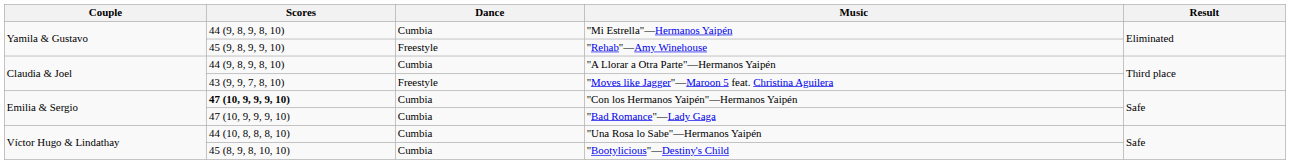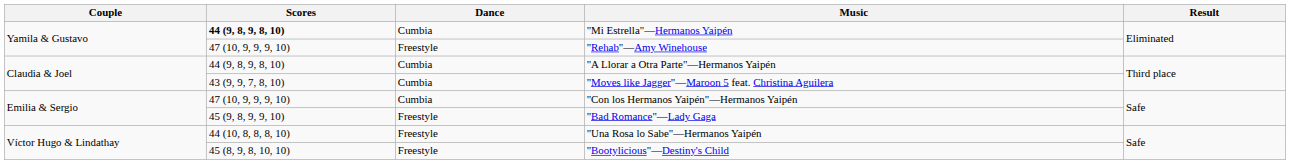(247, 30) normal -> (247, 30) bold
(247, 47) 45 (9, 8, 9, 9, 10) -> (249, 47) 47 (10, 9, 9, 9, 10)
(418, 82) Freestyle -> (415, 82) Cumbia
(249, 99) bold -> (249, 99) normal
(249, 116) 47 (10, 9, 9, 9, 10) -> (247, 116) 45 (9, 8, 9, 9, 10)
(415, 116) Cumbia -> (418, 116) Freestyle
(415, 133) Cumbia -> (418, 133) Freestyle
(415, 151) Cumbia -> (418, 151) Freestyle
